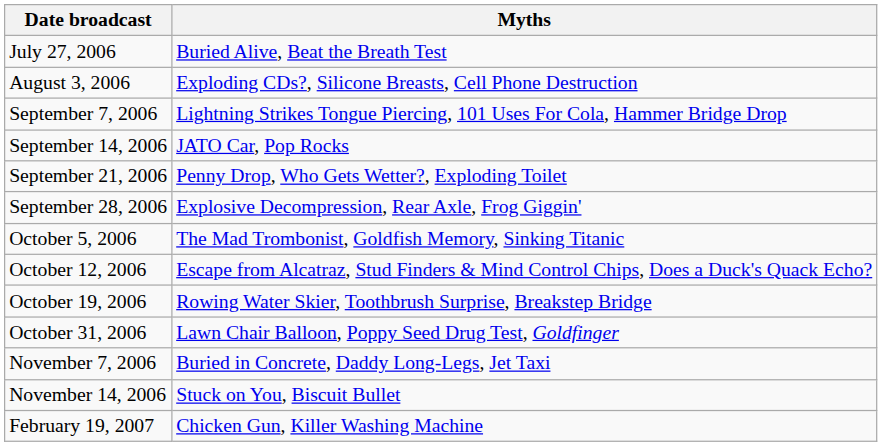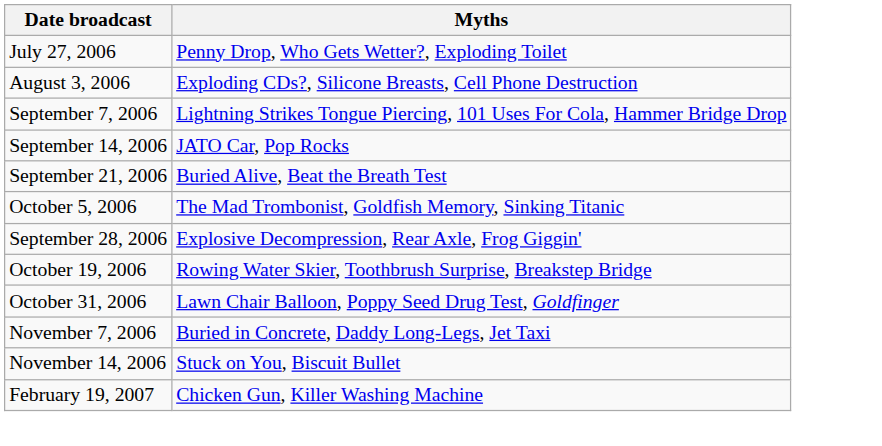(311, 51) Buried Alive, Beat the Breath Test -> (371, 51) Penny Drop, Who Gets Wetter?, Exploding Toilet
(371, 176) Penny Drop, Who Gets Wetter?, Exploding Toilet -> (311, 176) Buried Alive, Beat the Breath Test
rows swapped: (88, 207) <-> (73, 238)
- row: (78, 269)
